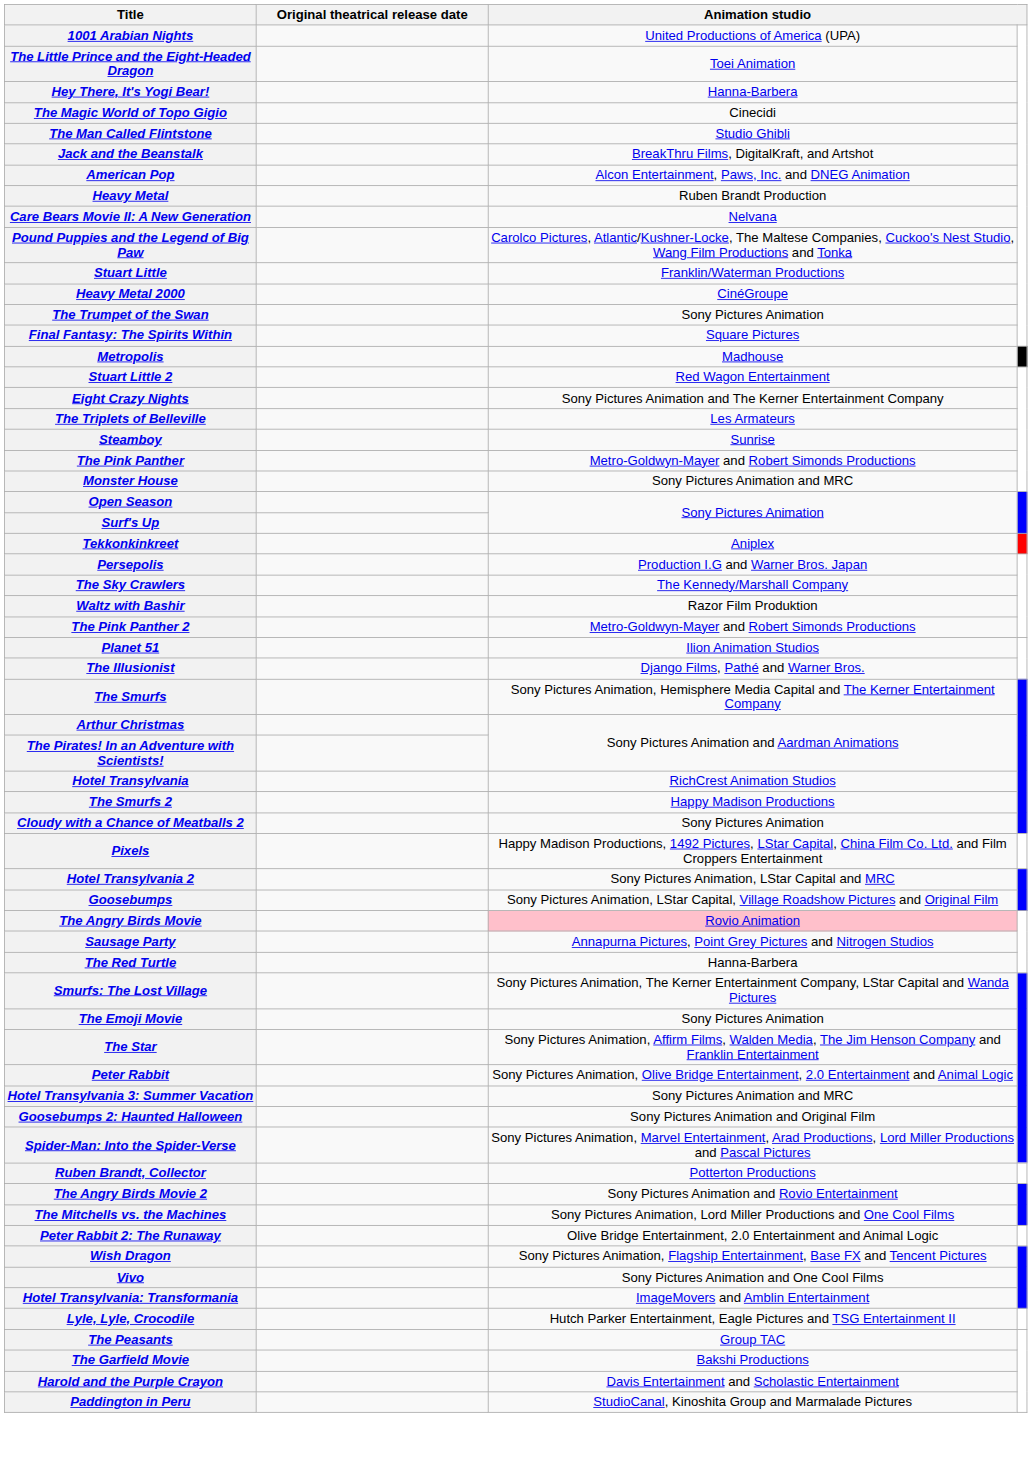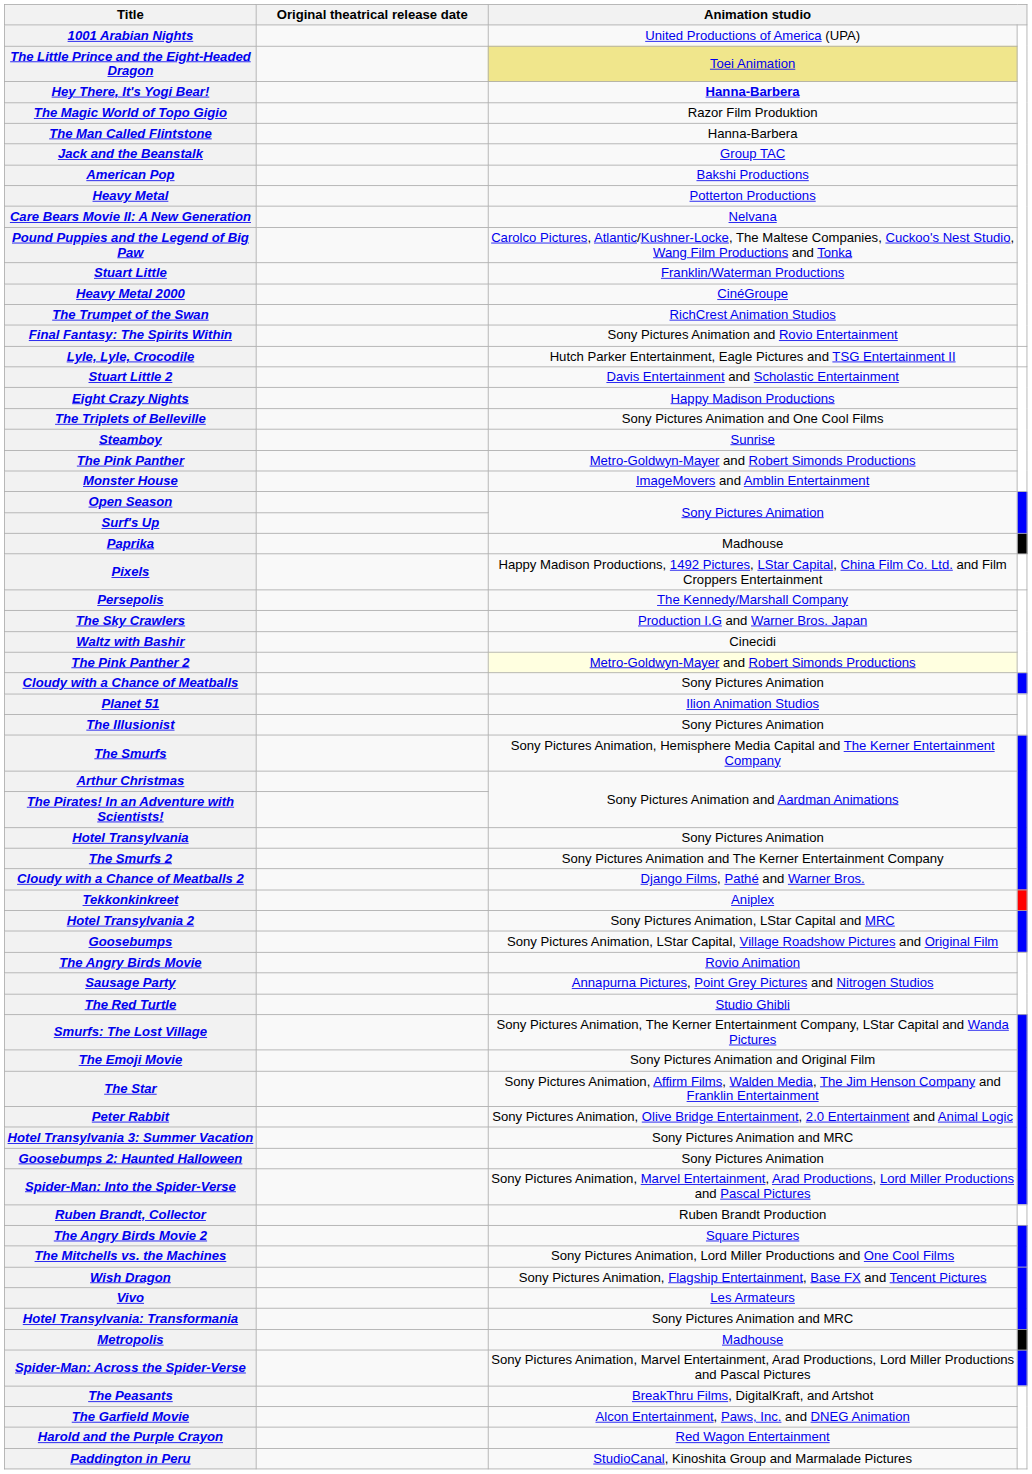(753, 63) no background -> (753, 63) khaki background
(753, 92) normal -> (753, 92) bold
(753, 112) Cinecidi -> (753, 112) Razor Film Produktion
(753, 133) Studio Ghibli -> (753, 133) Hanna-Barbera
(753, 154) BreakThru Films, DigitalKraft, and Artshot -> (753, 154) Group TAC
(753, 175) Alcon Entertainment, Paws, Inc. and DNEG Animation -> (753, 175) Bakshi Productions
(753, 196) Ruben Brandt Production -> (753, 196) Potterton Productions
(753, 314) Sony Pictures Animation -> (753, 314) RichCrest Animation Studios
(753, 335) Square Pictures -> (753, 335) Sony Pictures Animation and Rovio Entertainment
rows swapped: (130, 356) <-> (130, 1319)
(753, 377) Red Wagon Entertainment -> (753, 377) Davis Entertainment and Scholastic Entertainment
(753, 398) Sony Pictures Animation and The Kerner Entertainment Company -> (753, 398) Happy Madison Productions
(753, 418) Les Armateurs -> (753, 418) Sony Pictures Animation and One Cool Films
(753, 481) Sony Pictures Animation and MRC -> (753, 481) ImageMovers and Amblin Entertainment
+ row: (130, 543)
rows swapped: (130, 543) <-> (130, 851)
(753, 564) Production I.G and Warner Bros. Japan -> (753, 600) The Kennedy/Marshall Company
(753, 585) The Kennedy/Marshall Company -> (753, 620) Production I.G and Warner Bros. Japan
(753, 606) Razor Film Produktion -> (753, 641) Cinecidi
(753, 627) no background -> (753, 662) lightyellow background
+ row: (130, 683)
(753, 668) Django Films, Pathé and Warner Bros. -> (753, 725) Sony Pictures Animation
(753, 781) RichCrest Animation Studios -> (753, 837) Sony Pictures Animation
(753, 802) Happy Madison Productions -> (753, 858) Sony Pictures Animation and The Kerner Entertainment Company
(753, 823) Sony Pictures Animation -> (753, 879) Django Films, Pathé and Warner Bros.
(753, 921) pink background -> (753, 962) no background
(753, 962) Hanna-Barbera -> (753, 1004) Studio Ghibli
(753, 1018) Sony Pictures Animation -> (753, 1060) Sony Pictures Animation and Original Film
(753, 1116) Sony Pictures Animation and Original Film -> (753, 1158) Sony Pictures Animation
(753, 1173) Potterton Productions -> (753, 1214) Ruben Brandt Production
(753, 1194) Sony Pictures Animation and Rovio Entertainment -> (753, 1235) Square Pictures
- row: (130, 1235)
(753, 1277) Sony Pictures Animation and One Cool Films -> (753, 1298) Les Armateurs
(753, 1298) ImageMovers and Amblin Entertainment -> (753, 1319) Sony Pictures Animation and MRC
+ row: (130, 1368)
(753, 1339) Group TAC -> (753, 1396) BreakThru Films, DigitalKraft, and Artshot
(753, 1360) Bakshi Productions -> (753, 1417) Alcon Entertainment, Paws, Inc. and DNEG Animation
(753, 1381) Davis Entertainment and Scholastic Entertainment -> (753, 1437) Red Wagon Entertainment
